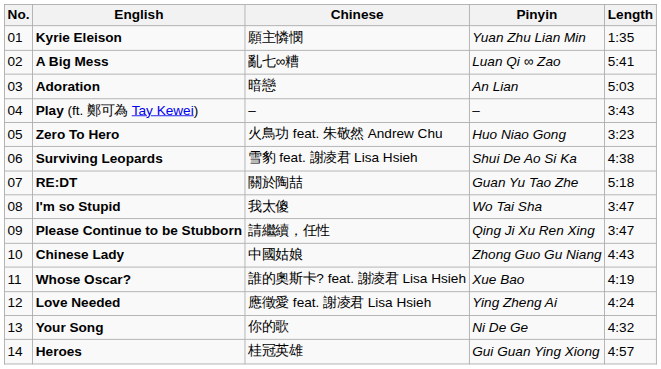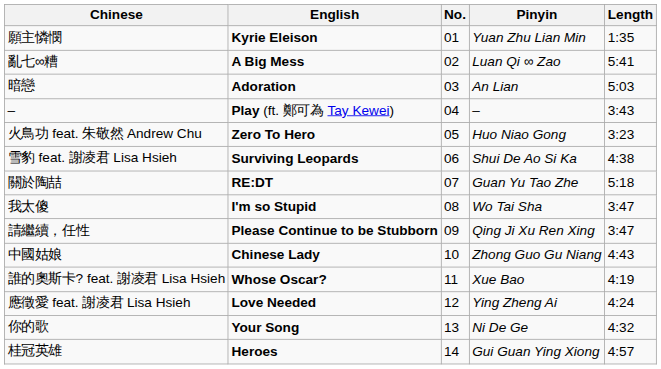columns swapped: (19, 15) <-> (357, 15)
